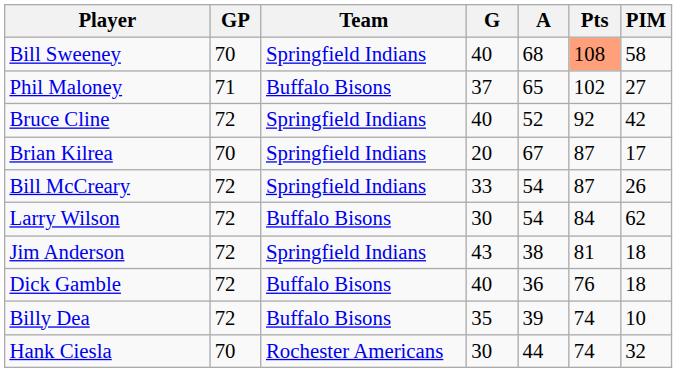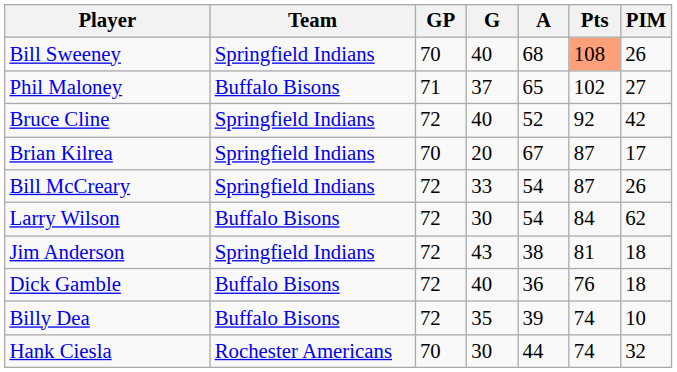columns swapped: (364, 20) <-> (236, 20)
(636, 53) 58 -> (636, 53) 26
